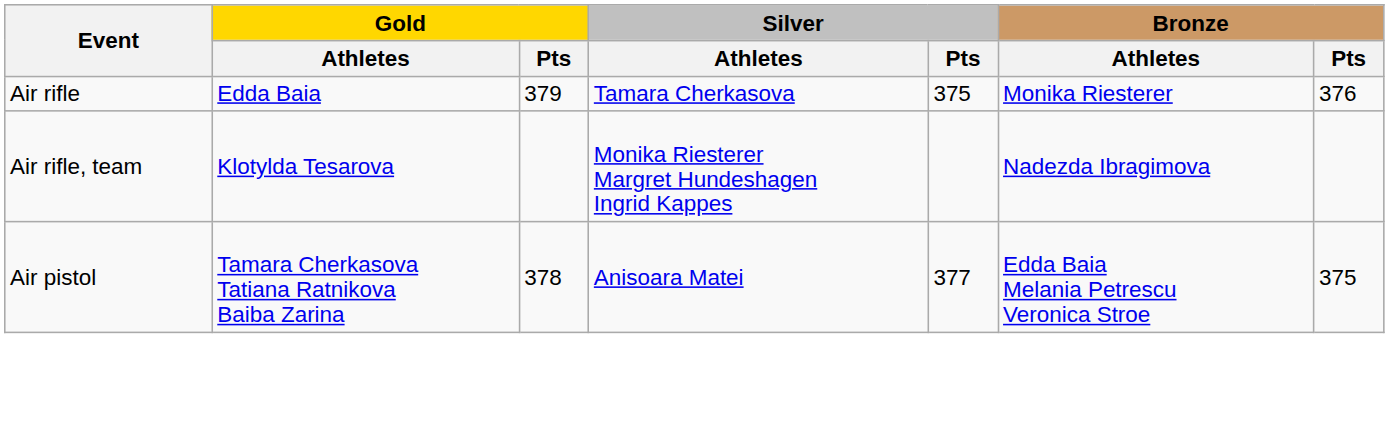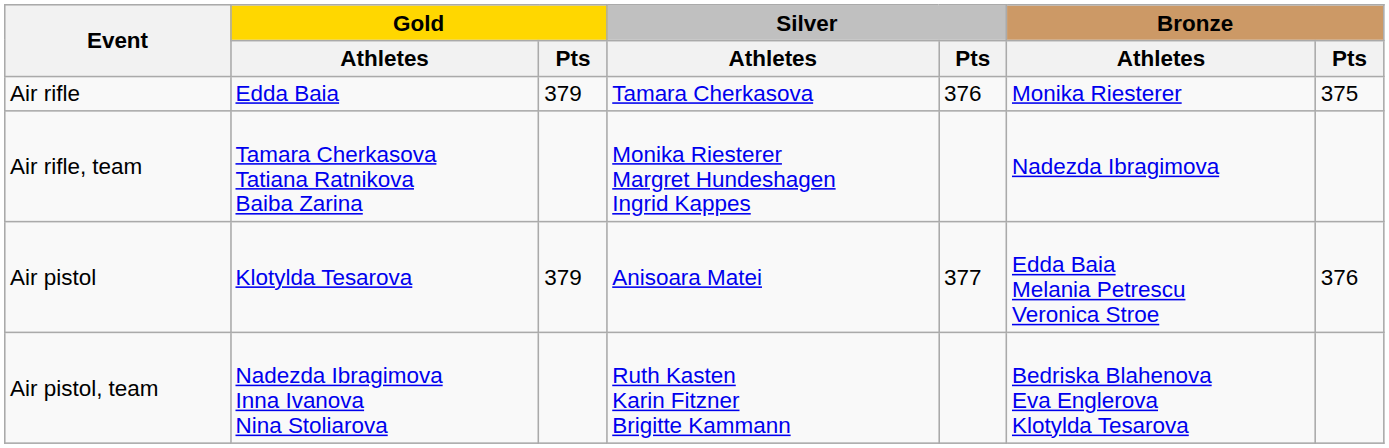(952, 94) 375 -> (963, 94) 376
(1338, 94) 376 -> (1339, 94) 375
(306, 167) Klotylda Tesarova -> (336, 179) Tamara Cherkasova Tatiana Ratnikova Baiba Zarina
(318, 290) Tamara Cherkasova Tatiana Ratnikova Baiba Zarina -> (324, 277) Klotylda Tesarova
(543, 277) 378 -> (563, 277) 379
(1338, 277) 375 -> (1339, 277) 376
+ row: (84, 388)
